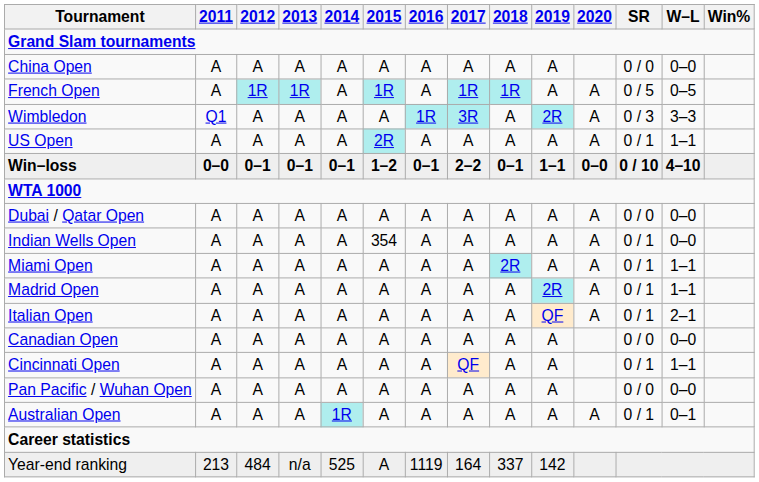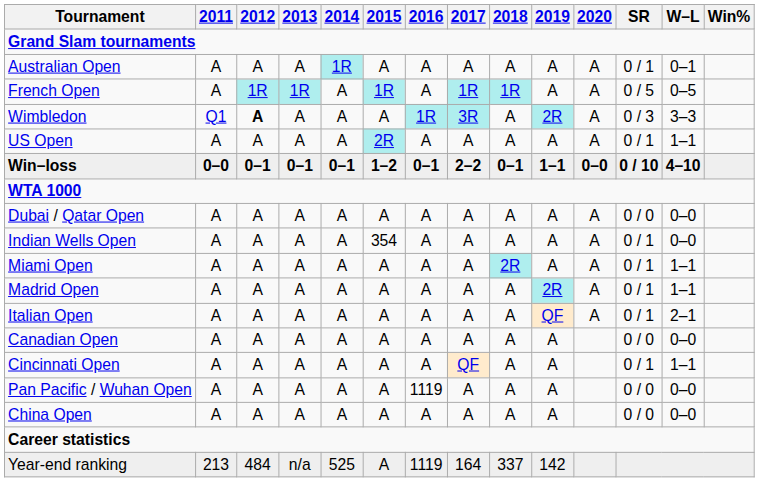rows swapped: (64, 414) <-> (50, 66)
(258, 116) normal -> (258, 116) bold
(426, 389) A -> (426, 389) 1119
